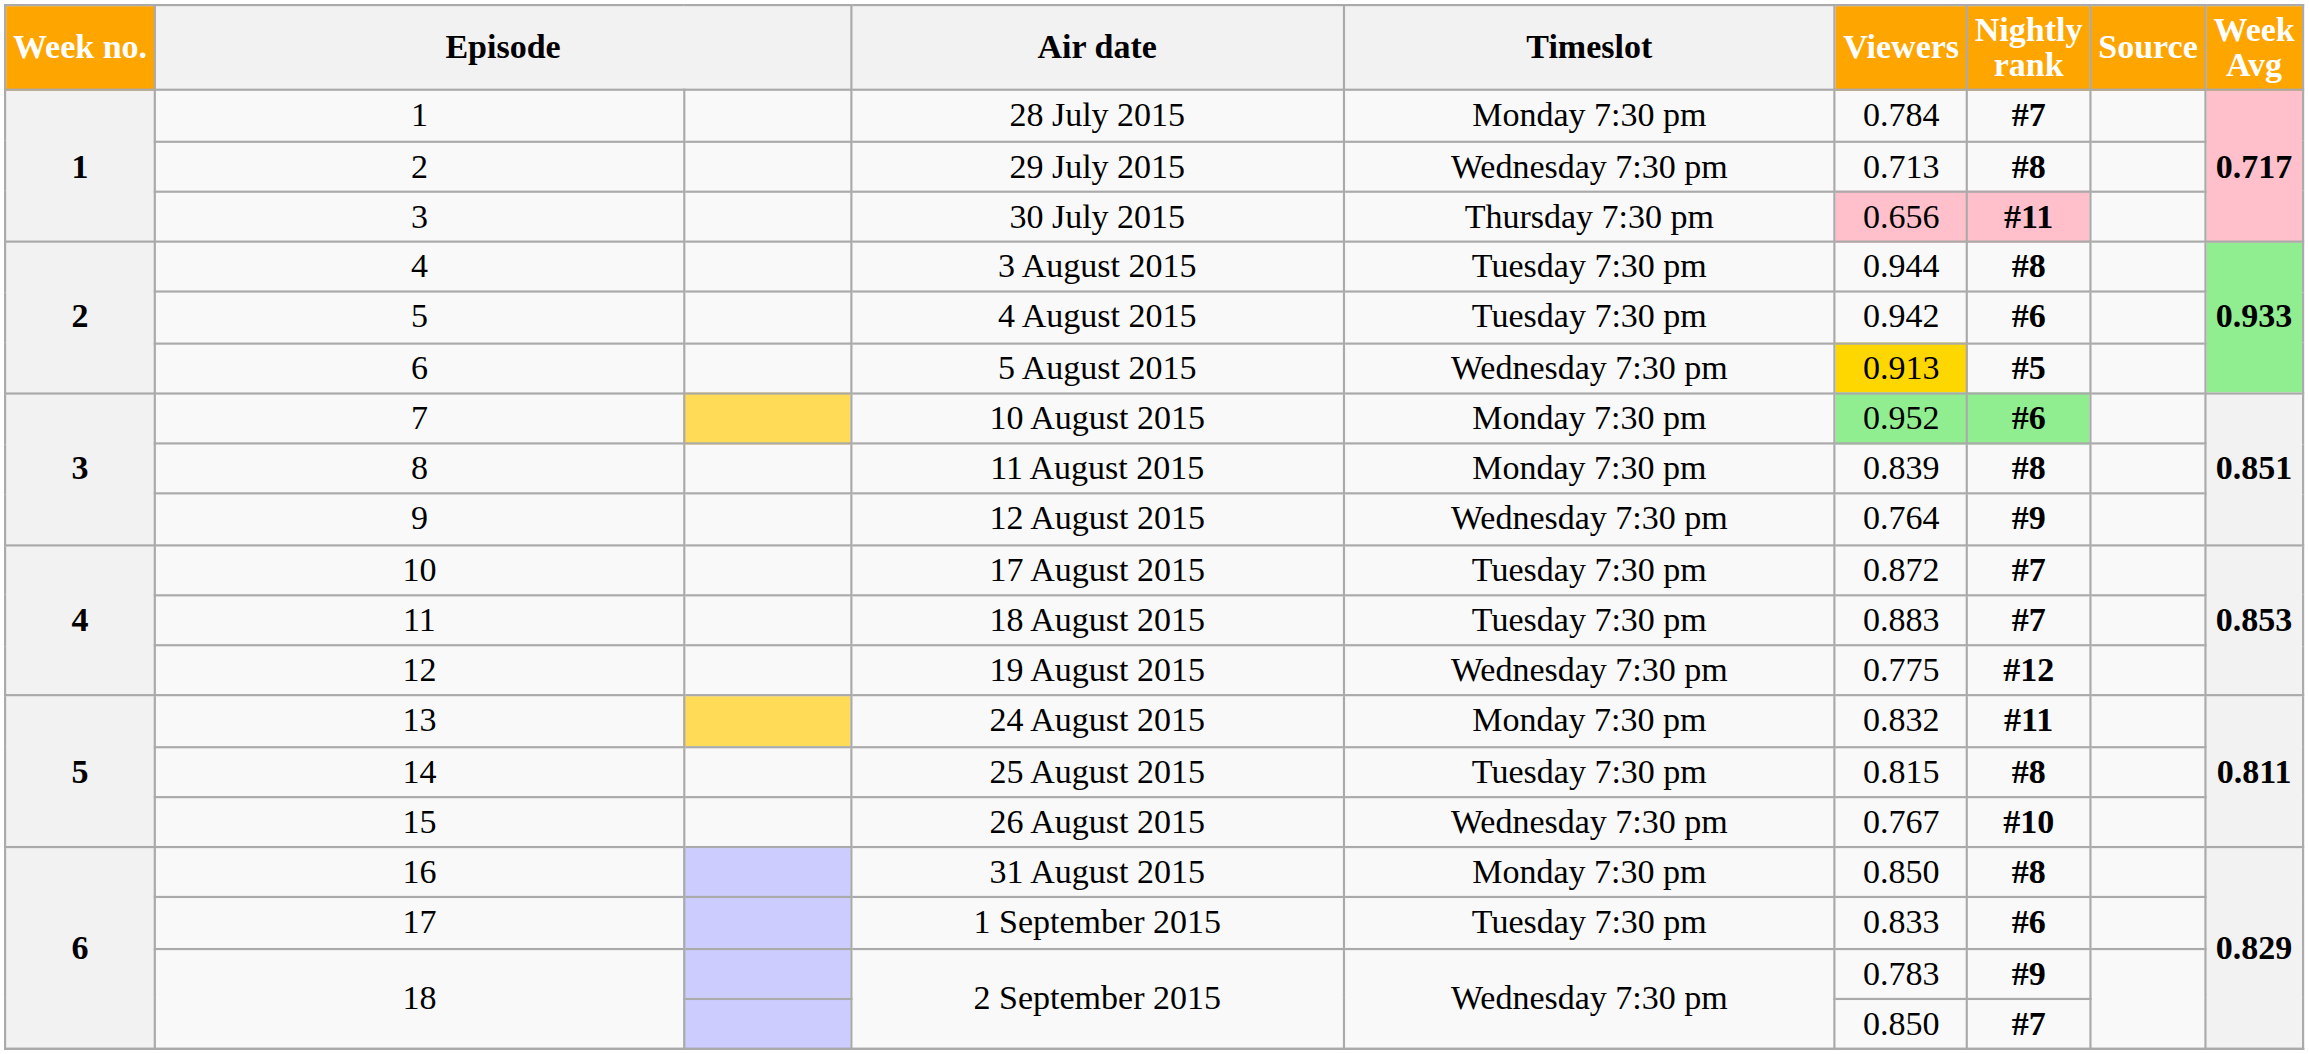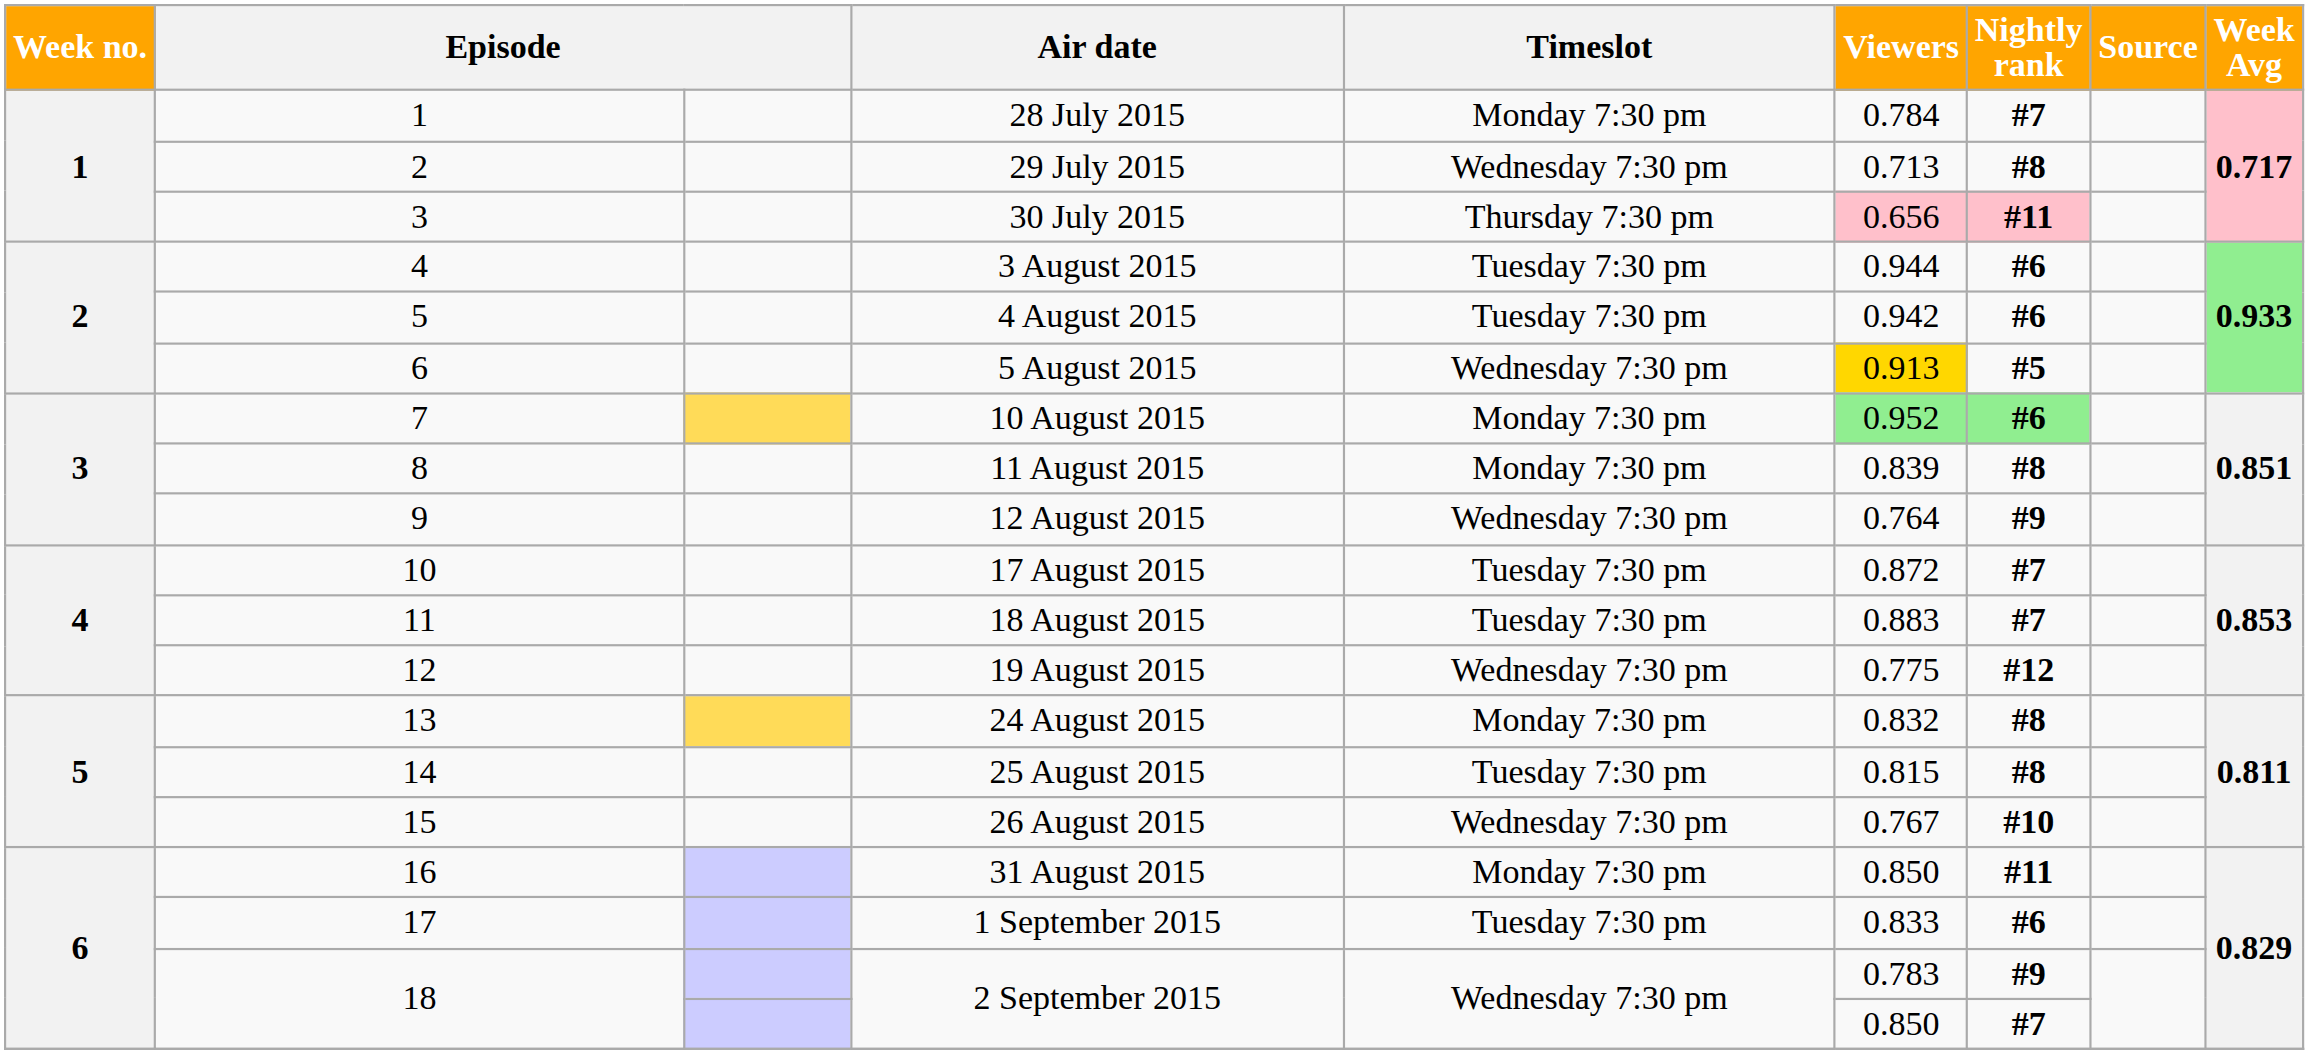(2029, 265) #8 -> (2029, 265) #6
(2029, 720) #11 -> (2029, 720) #8
(2029, 871) #8 -> (2029, 871) #11
